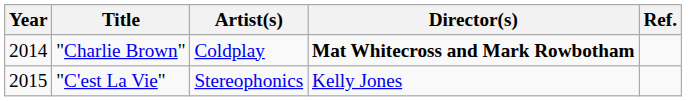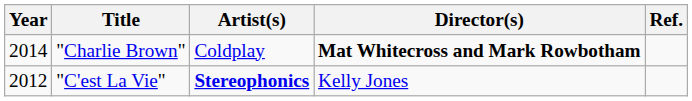(28, 80) 2015 -> (28, 80) 2012
(249, 80) normal -> (252, 80) bold
